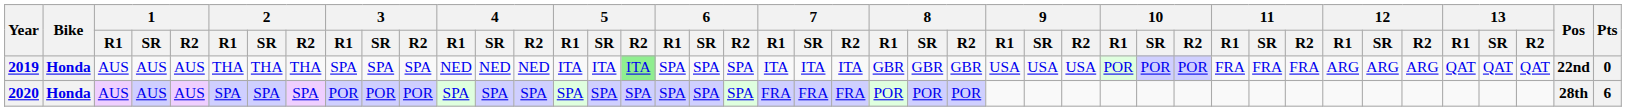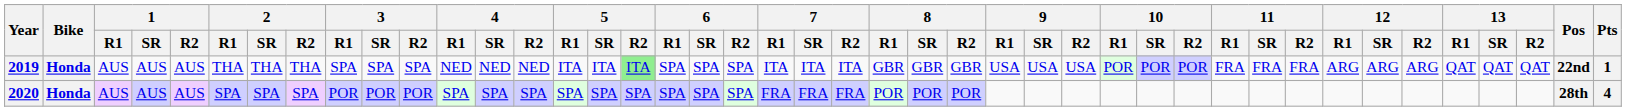(1607, 68) 0 -> (1607, 68) 1
(1607, 93) 6 -> (1607, 93) 4
